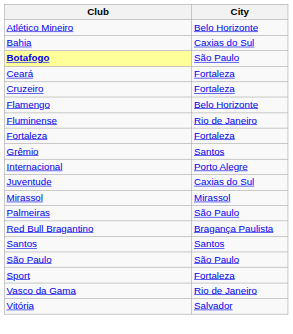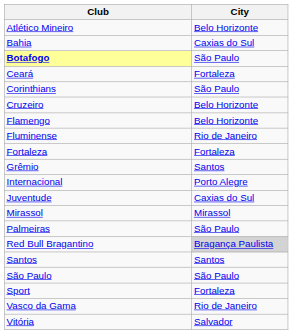+ row: (31, 89)
(214, 89) Fortaleza -> (226, 105) Belo Horizonte
(234, 228) no background -> (234, 244) lightgrey background
